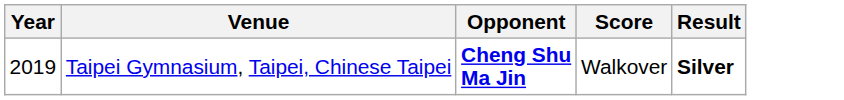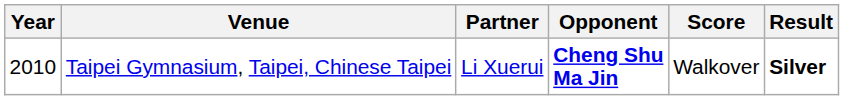+ column: (502, 22)
(33, 66) 2019 -> (33, 66) 2010
